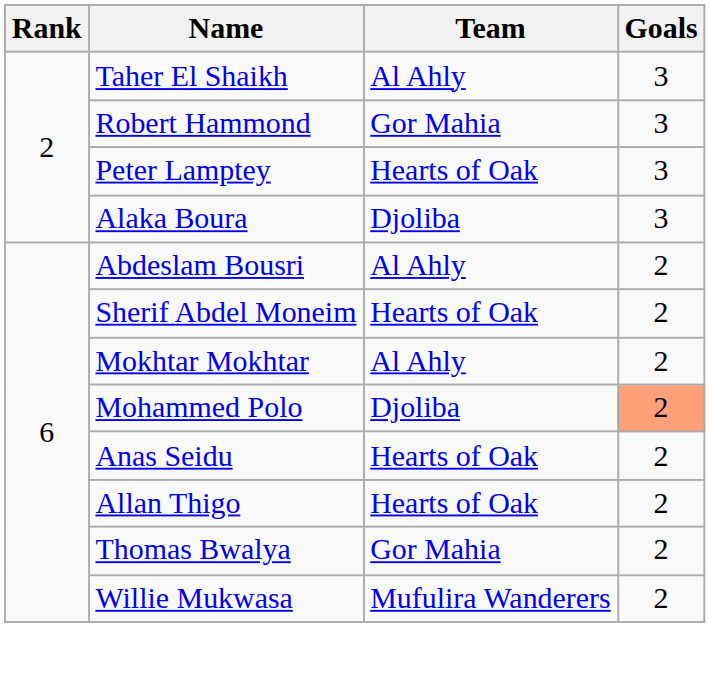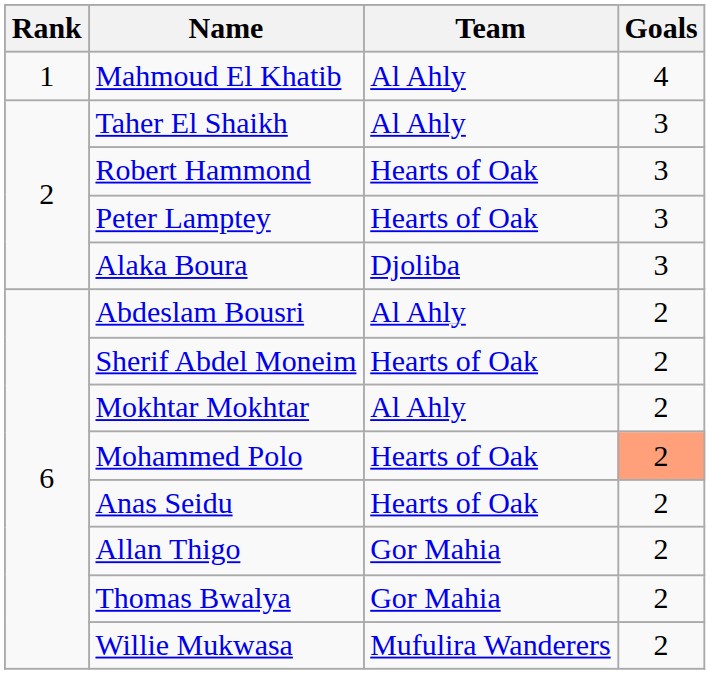+ row: (218, 75)
(435, 123) Gor Mahia -> (454, 170) Hearts of Oak
(415, 407) Djoliba -> (454, 455) Hearts of Oak
(454, 502) Hearts of Oak -> (435, 550) Gor Mahia
